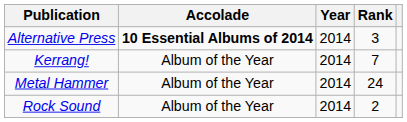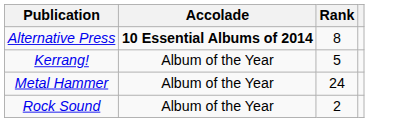- column: (335, 15)
(375, 38) 3 -> (337, 38) 8
(375, 60) 7 -> (337, 60) 5
